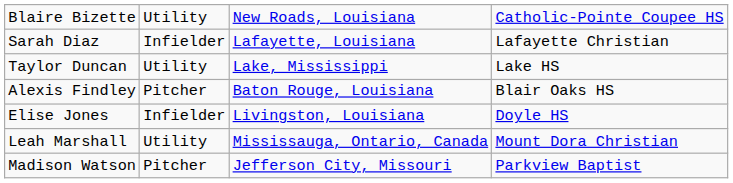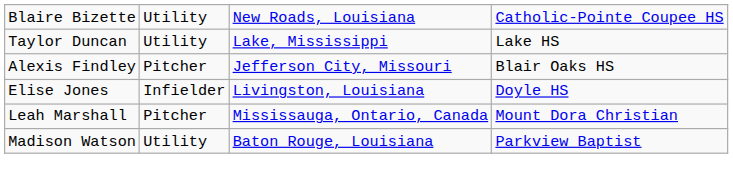- row: (54, 42)
(333, 91) Baton Rouge, Louisiana -> (342, 67) Jefferson City, Missouri
(175, 141) Utility -> (175, 116) Pitcher
(175, 166) Pitcher -> (175, 141) Utility
(342, 166) Jefferson City, Missouri -> (333, 141) Baton Rouge, Louisiana
